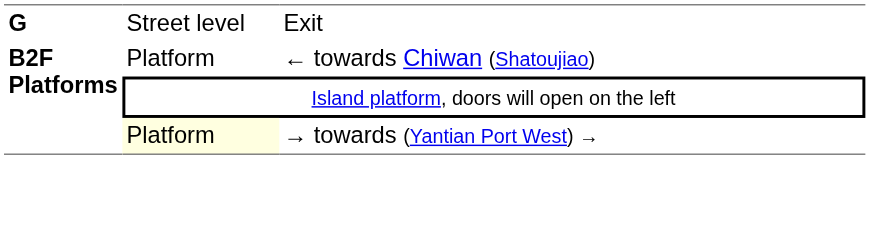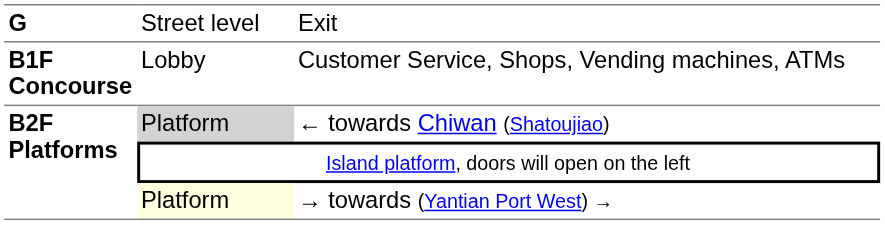+ row: (571, 60)
(171, 58) no background -> (185, 123) lightgrey background
